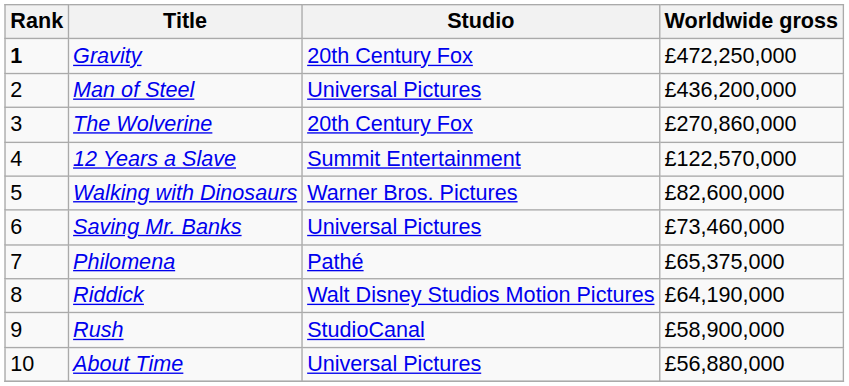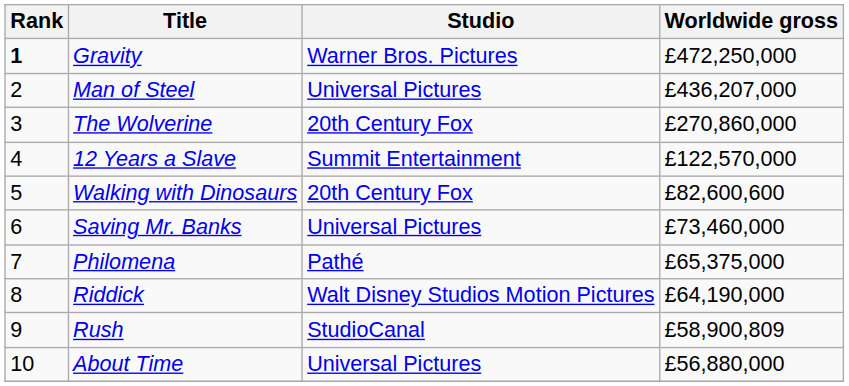(390, 55) 20th Century Fox -> (412, 55) Warner Bros. Pictures
(731, 90) £436,200,000 -> (731, 90) £436,207,000
(412, 192) Warner Bros. Pictures -> (390, 192) 20th Century Fox
(725, 192) £82,600,000 -> (725, 192) £82,600,600
(725, 329) £58,900,000 -> (725, 329) £58,900,809
